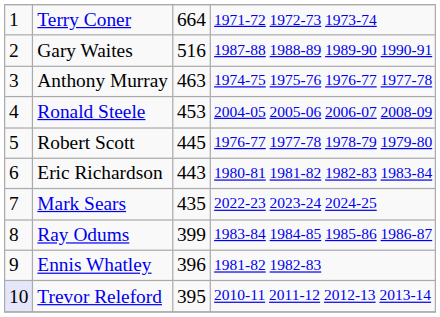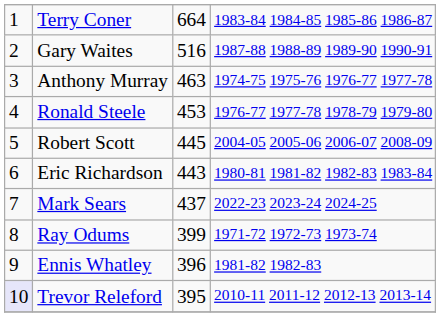(295, 19) 1971-72 1972-73 1973-74 -> (323, 19) 1983-84 1984-85 1985-86 1986-87
(323, 111) 2004-05 2005-06 2006-07 2008-09 -> (323, 111) 1976-77 1977-78 1978-79 1979-80
(323, 142) 1976-77 1977-78 1978-79 1979-80 -> (323, 142) 2004-05 2005-06 2006-07 2008-09
(191, 204) 435 -> (191, 204) 437
(323, 234) 1983-84 1984-85 1985-86 1986-87 -> (295, 234) 1971-72 1972-73 1973-74
